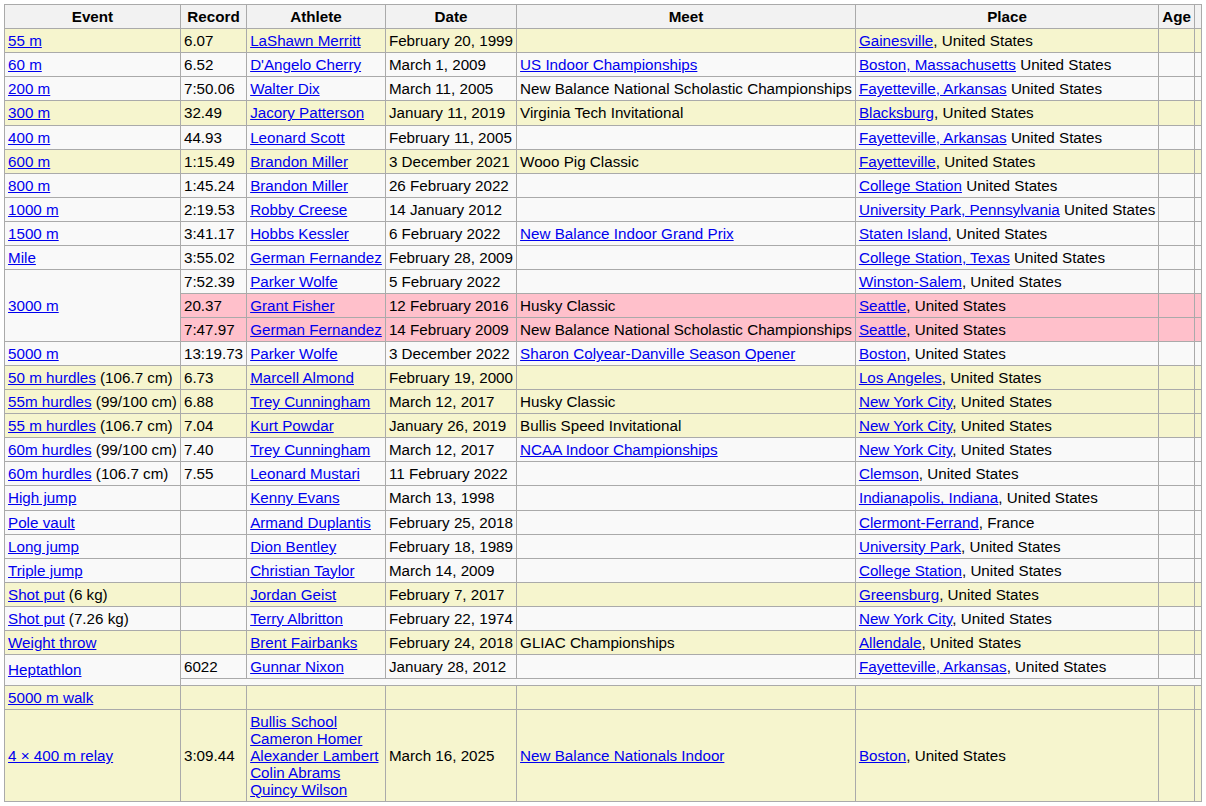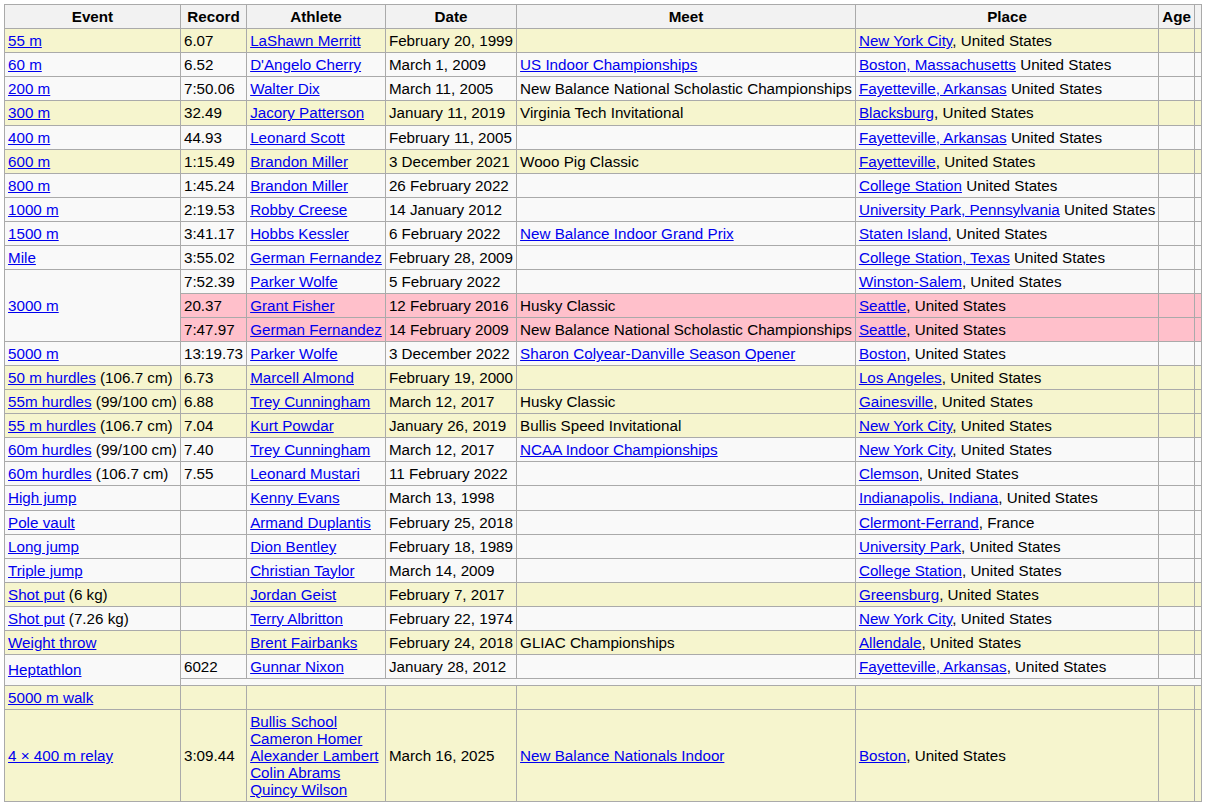(946, 41) Gainesville, United States -> (955, 41) New York City, United States
(955, 402) New York City, United States -> (946, 402) Gainesville, United States
